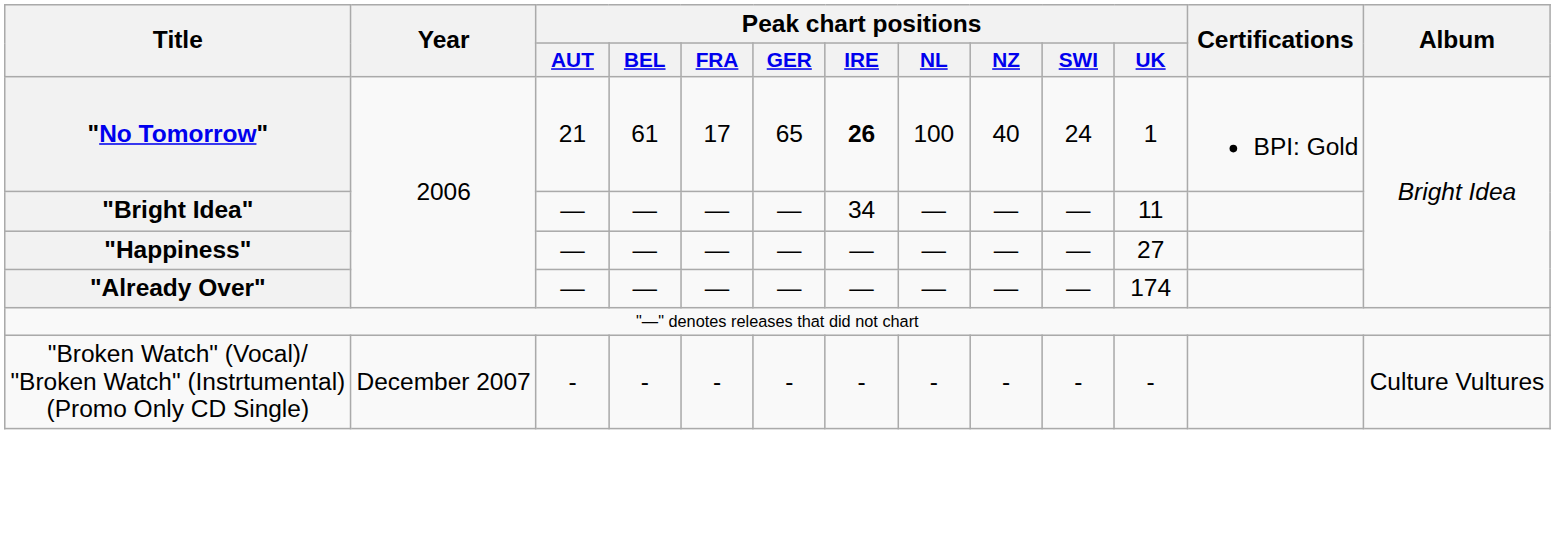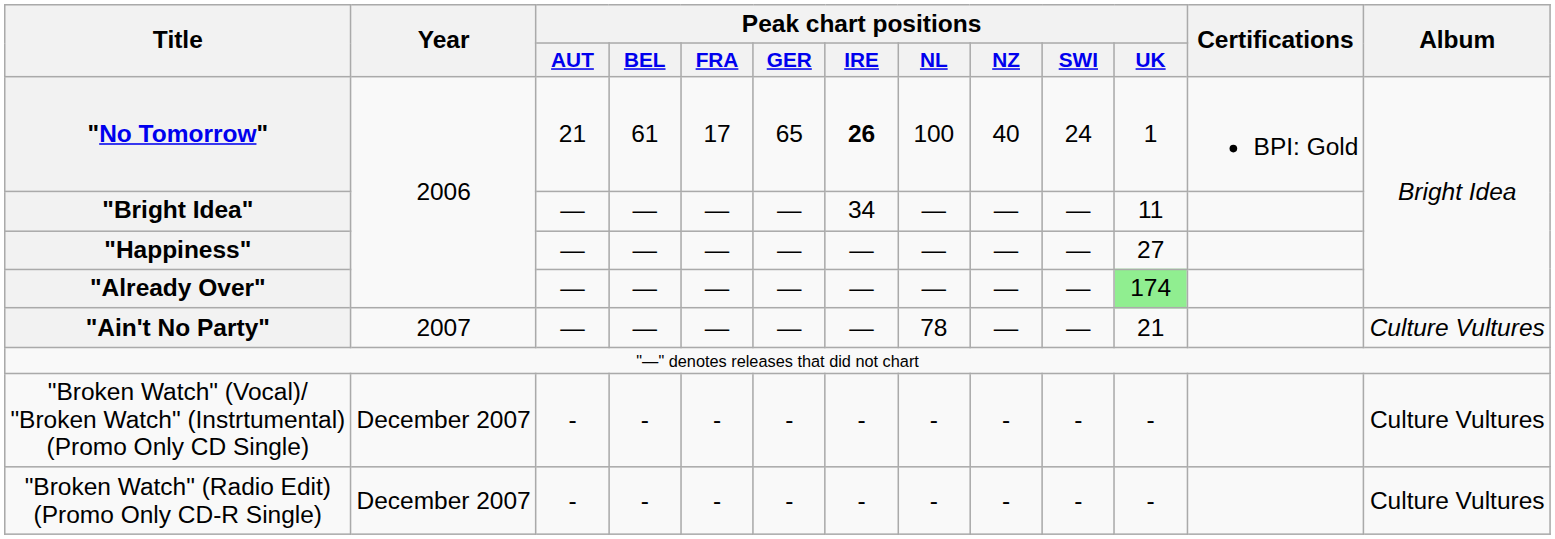(1151, 288) no background -> (1151, 288) lightgreen background
+ row: (178, 327)
+ row: (178, 500)
